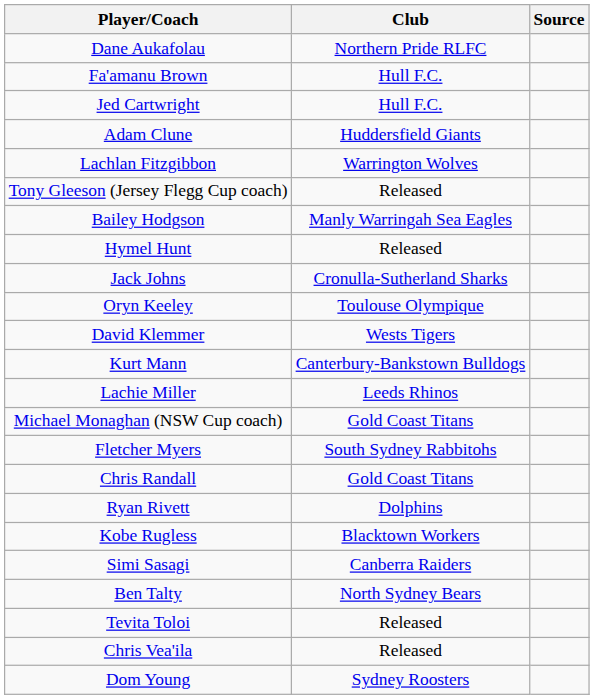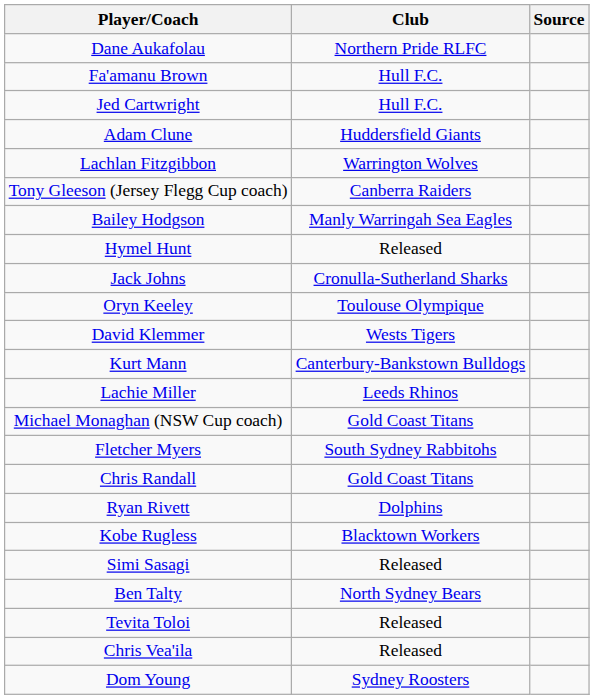(410, 191) Released -> (410, 191) Canberra Raiders
(410, 565) Canberra Raiders -> (410, 565) Released
